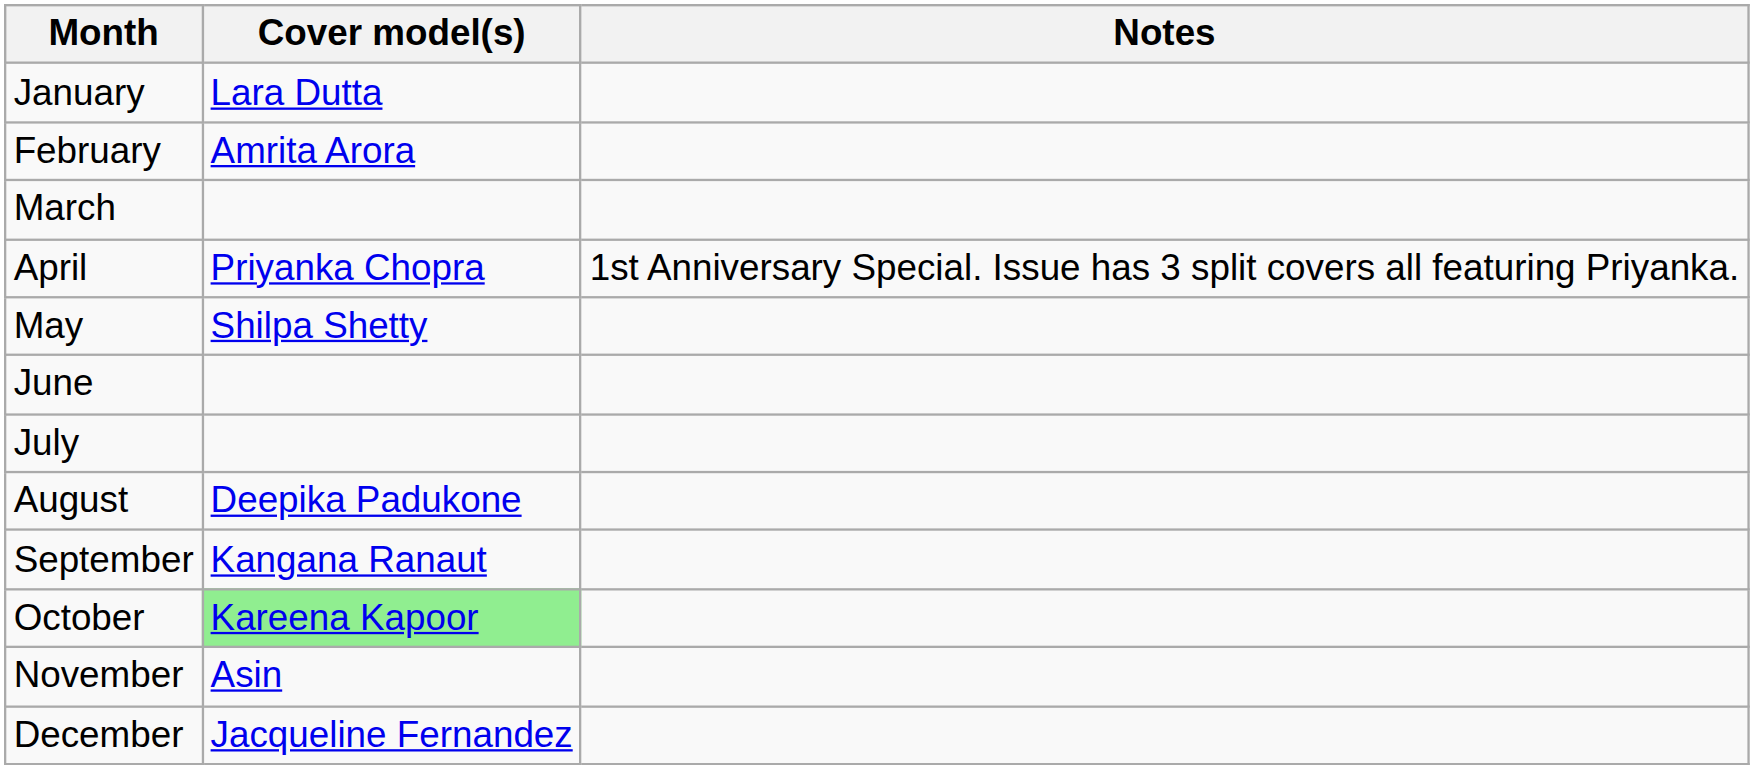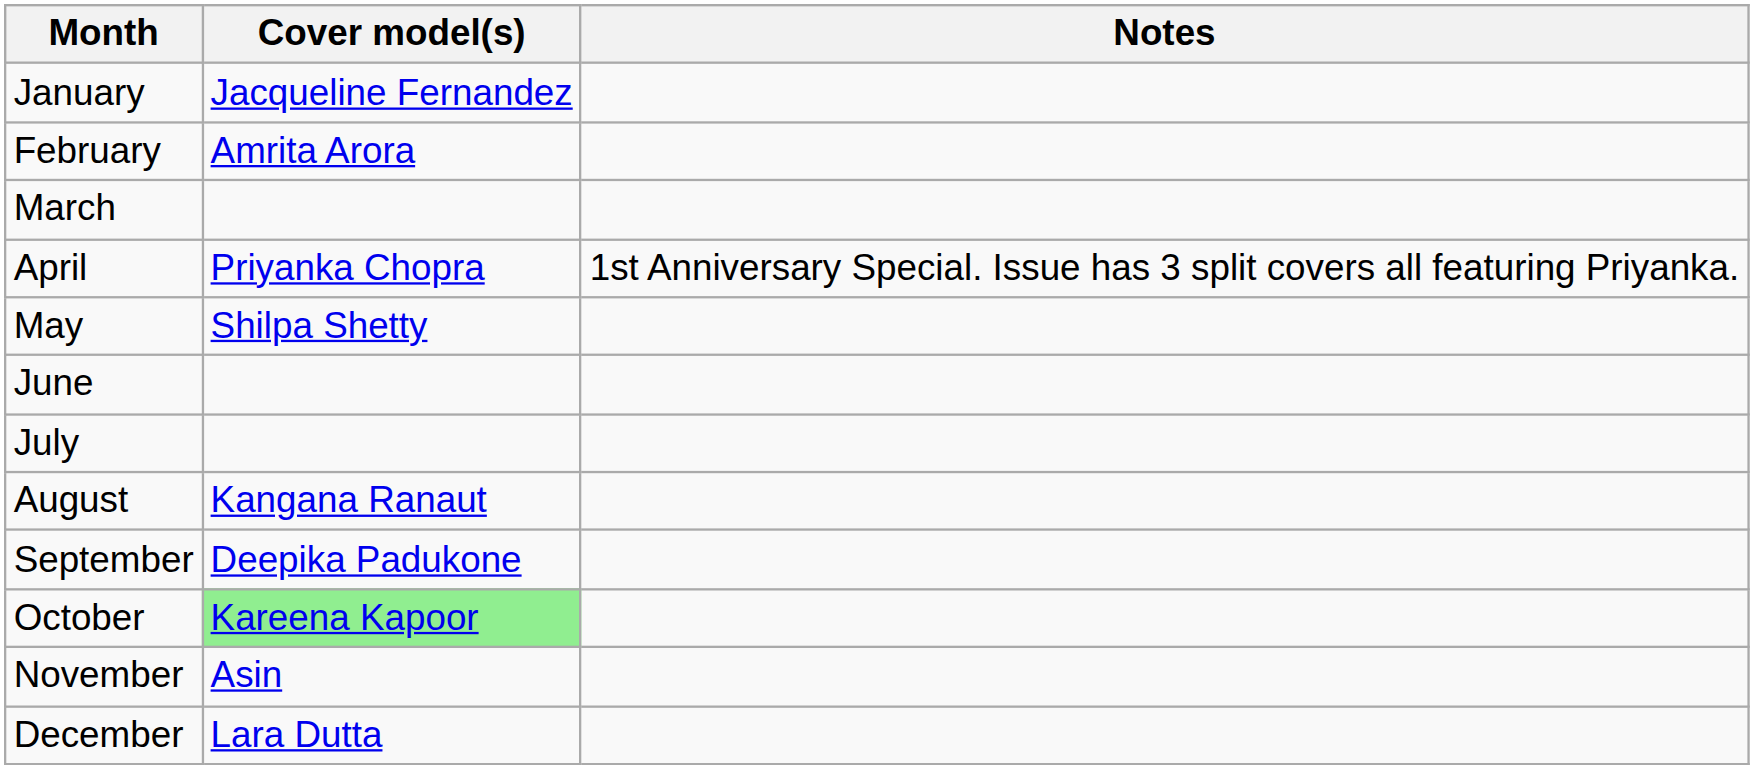(297, 92) Lara Dutta -> (392, 92) Jacqueline Fernandez
(366, 500) Deepika Padukone -> (349, 500) Kangana Ranaut
(349, 558) Kangana Ranaut -> (366, 558) Deepika Padukone
(392, 734) Jacqueline Fernandez -> (297, 734) Lara Dutta
